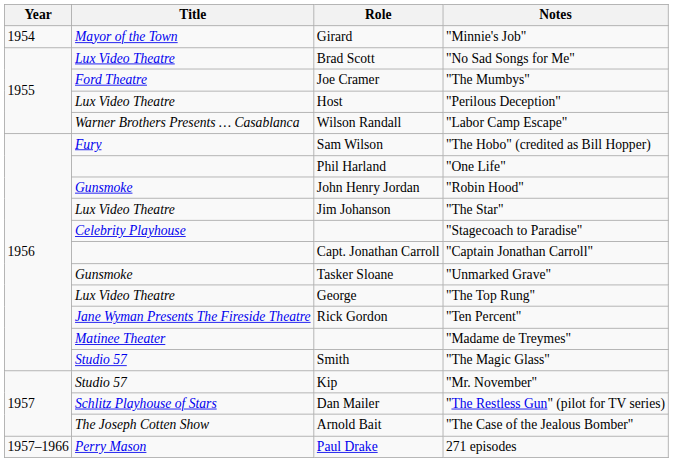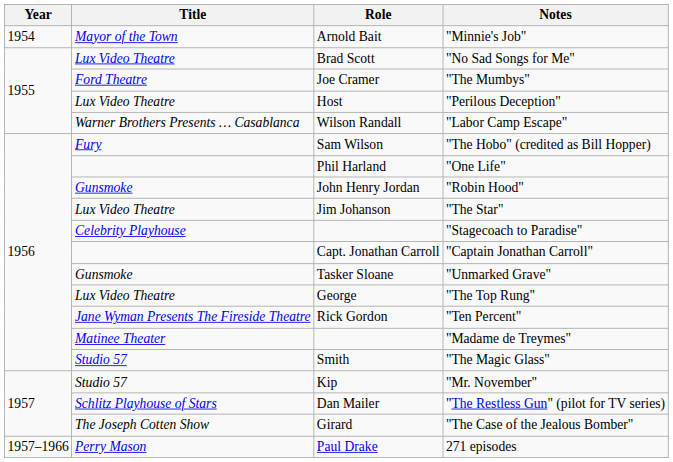(335, 36) Girard -> (349, 36) Arnold Bait
(349, 425) Arnold Bait -> (335, 425) Girard
